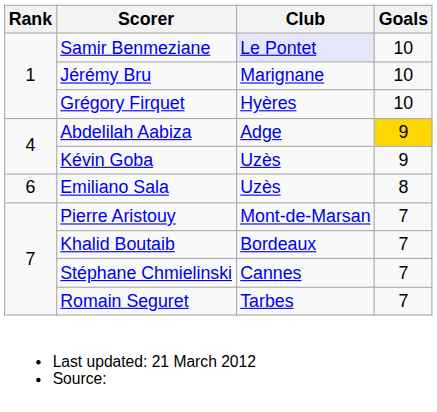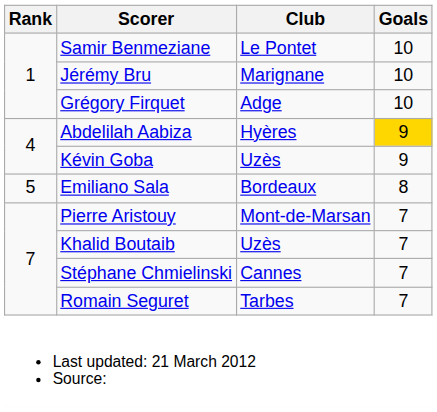(278, 47) lavender background -> (278, 47) no background
(268, 103) Hyères -> (261, 103) Adge
(261, 132) Adge -> (268, 132) Hyères
(30, 188) 6 -> (30, 188) 5
(260, 188) Uzès -> (278, 188) Bordeaux
(278, 244) Bordeaux -> (260, 244) Uzès
